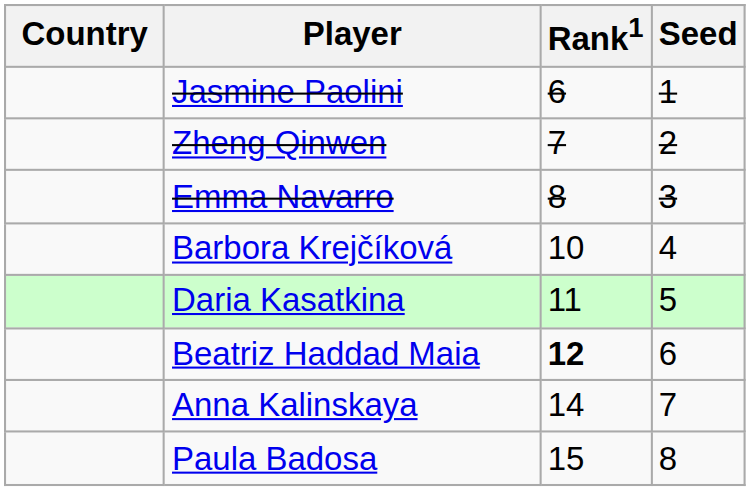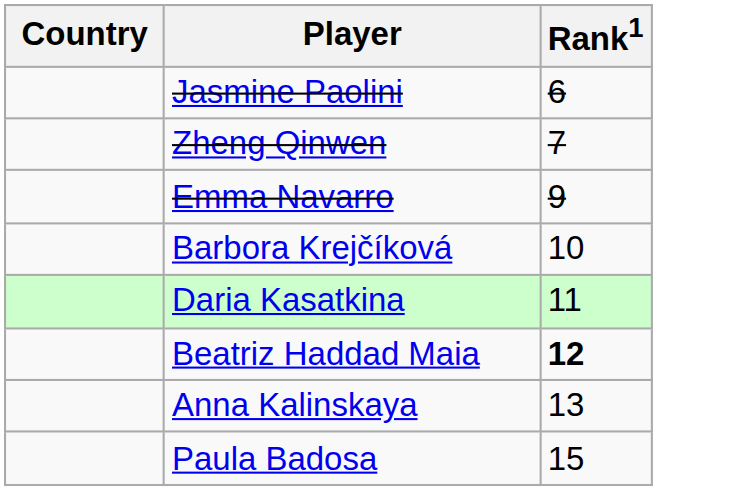- column: (698, 35)
(557, 196) 8 -> (557, 196) 9
(566, 405) 14 -> (566, 405) 13
